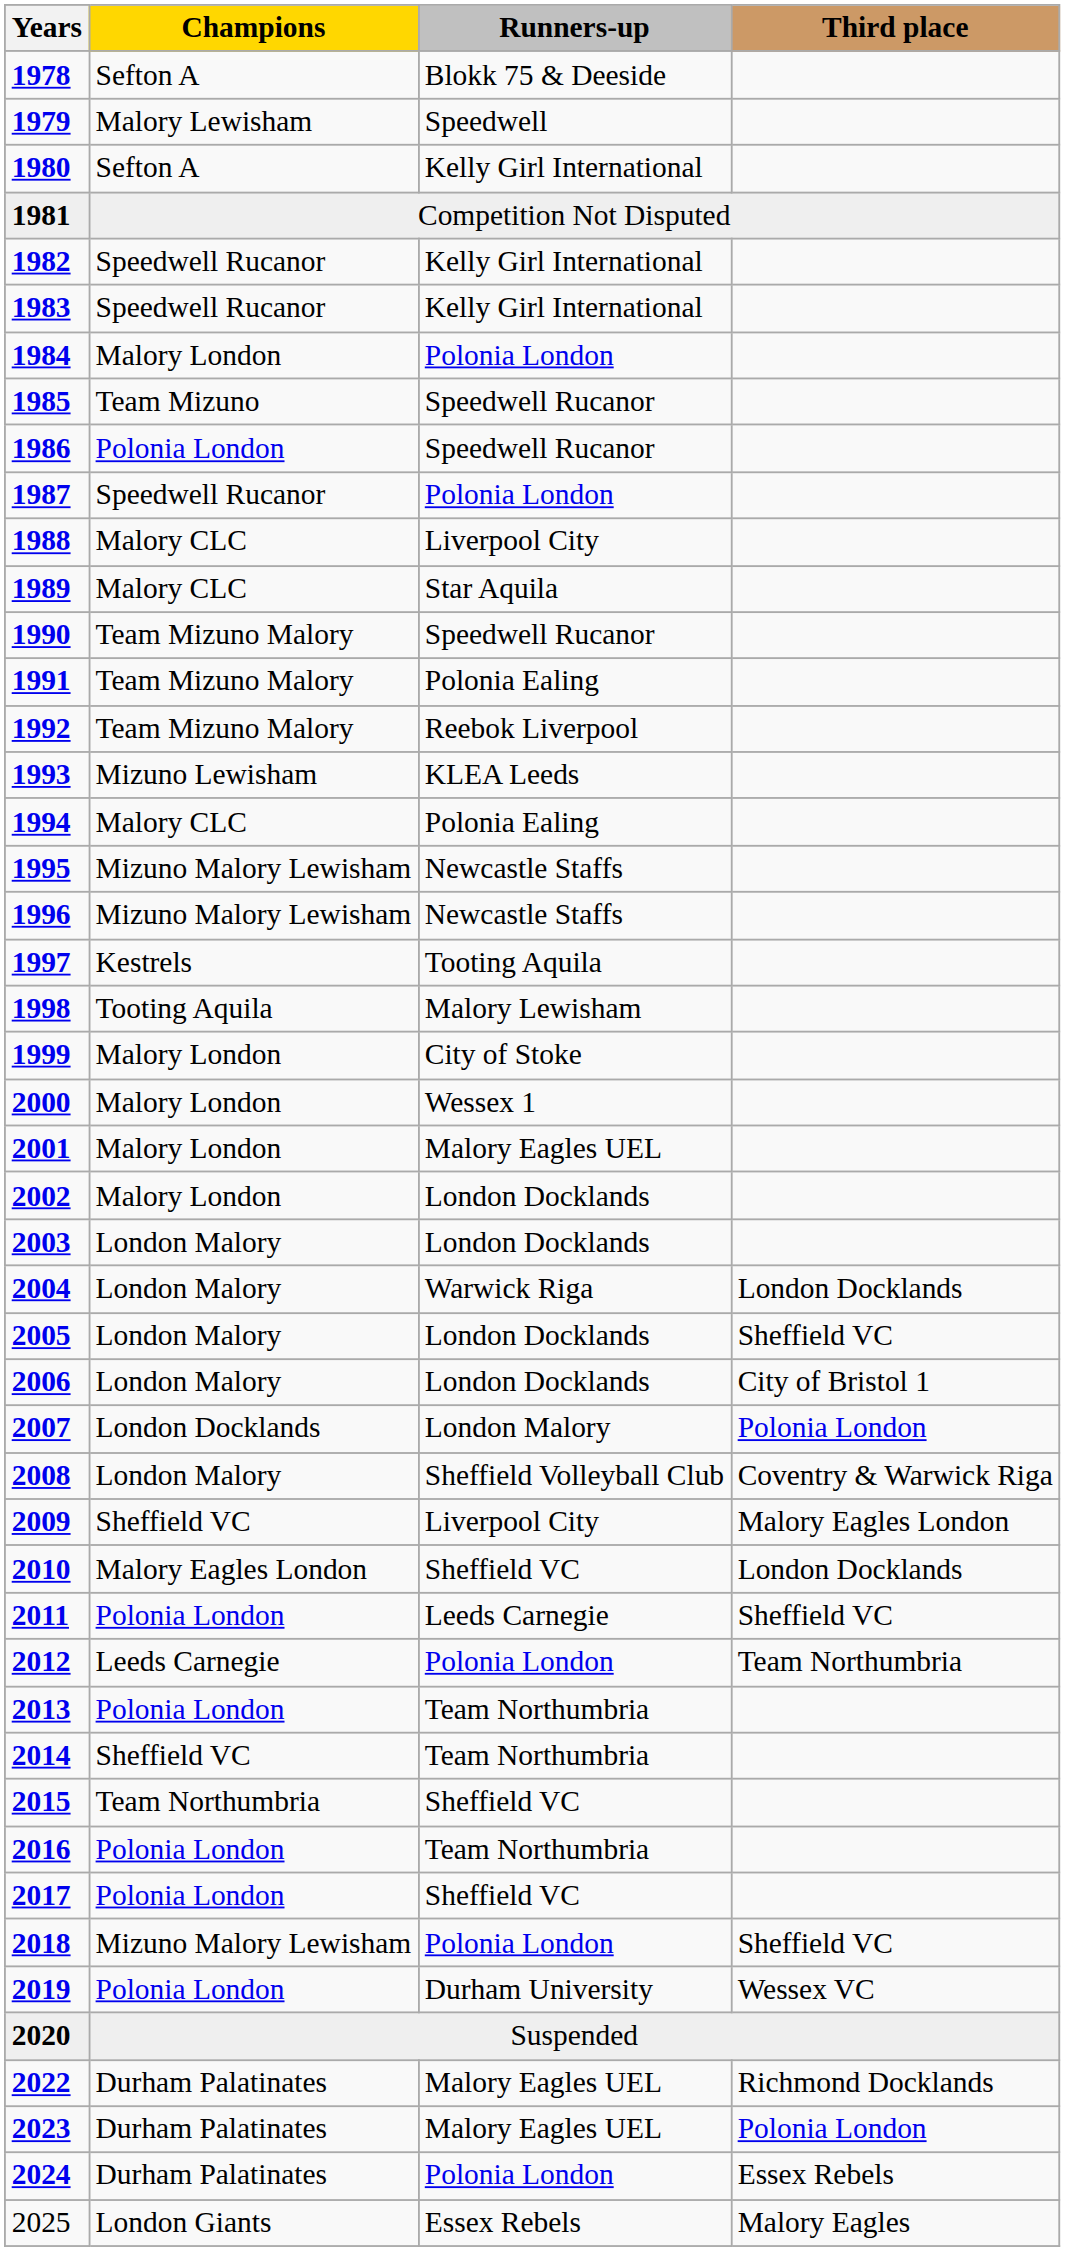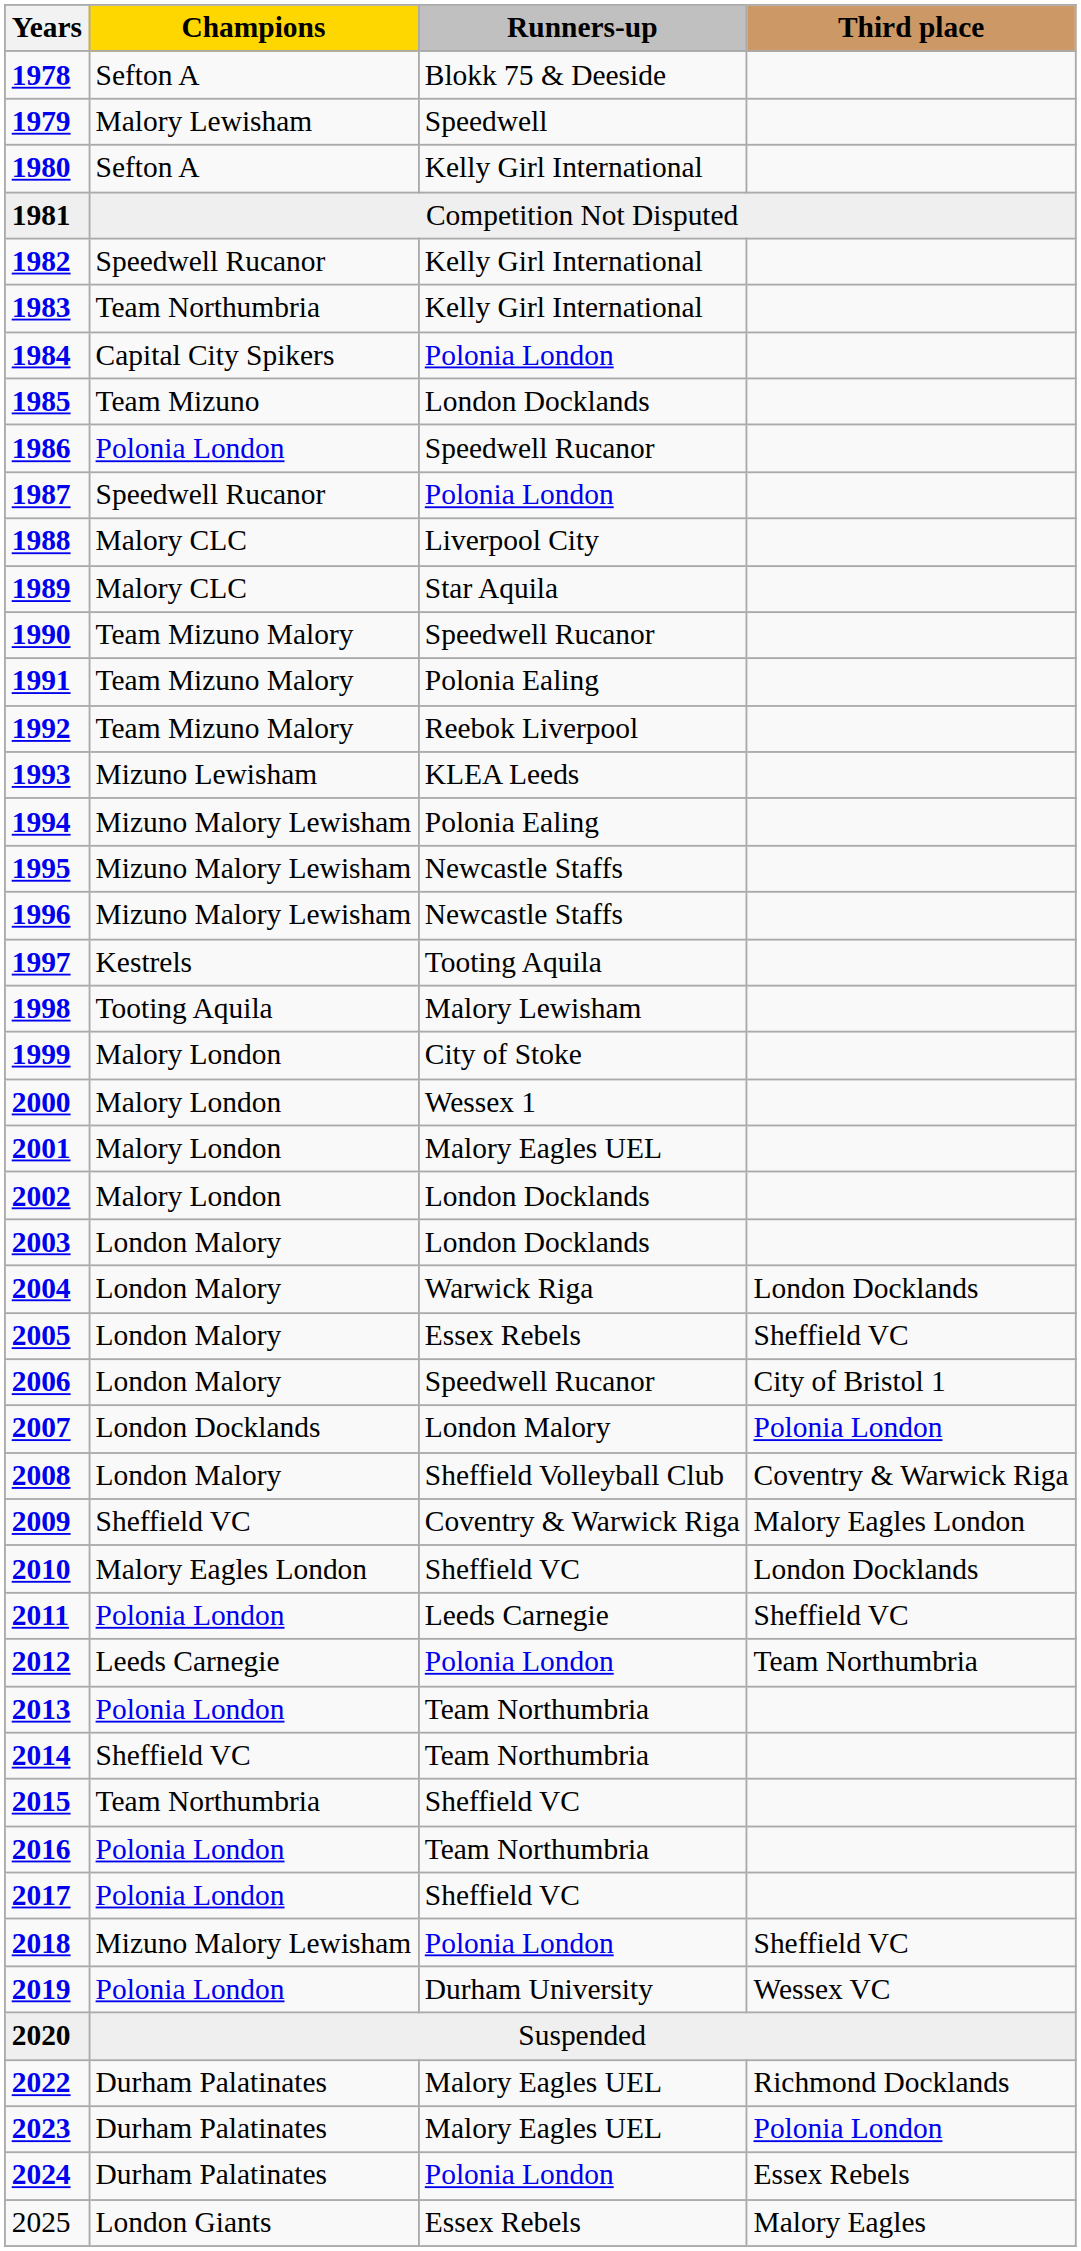(210, 307) Speedwell Rucanor -> (208, 307) Team Northumbria
(188, 354) Malory London -> (215, 354) Capital City Spikers
(540, 401) Speedwell Rucanor -> (537, 401) London Docklands
(171, 821) Malory CLC -> (253, 821) Mizuno Malory Lewisham
(537, 1335) London Docklands -> (503, 1335) Essex Rebels
(537, 1381) London Docklands -> (540, 1381) Speedwell Rucanor
(512, 1521) Liverpool City -> (582, 1521) Coventry & Warwick Riga
